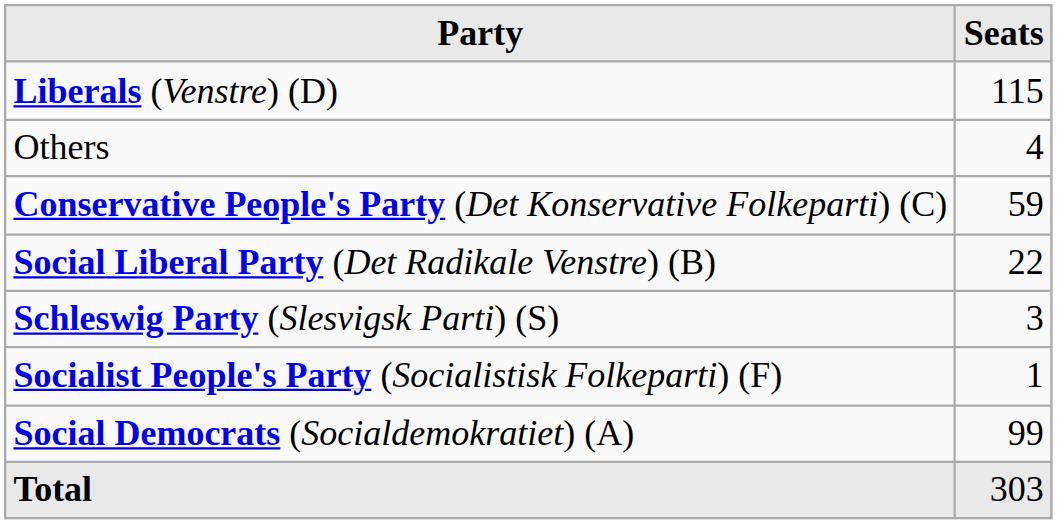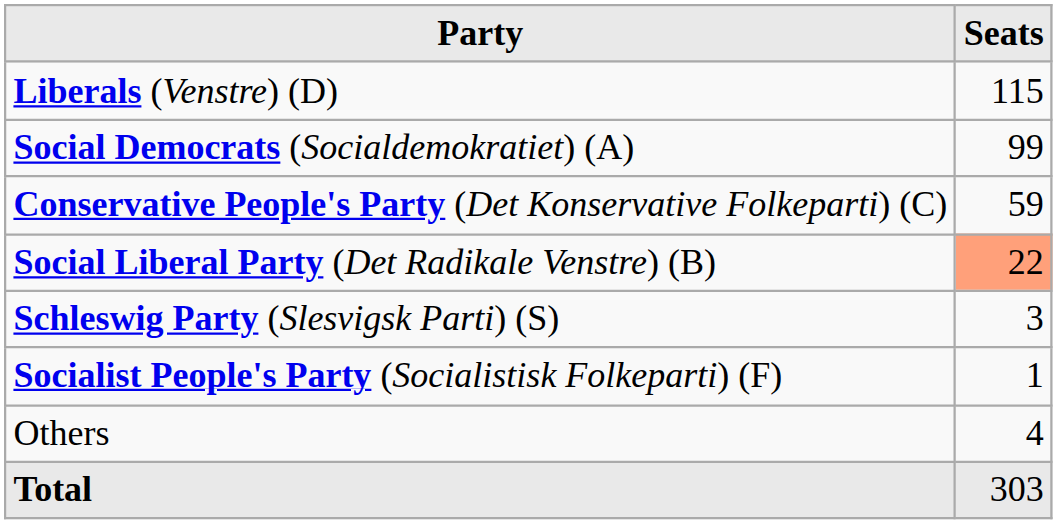rows swapped: (324, 432) <-> (61, 147)
(1026, 261) no background -> (1026, 261) lightsalmon background
